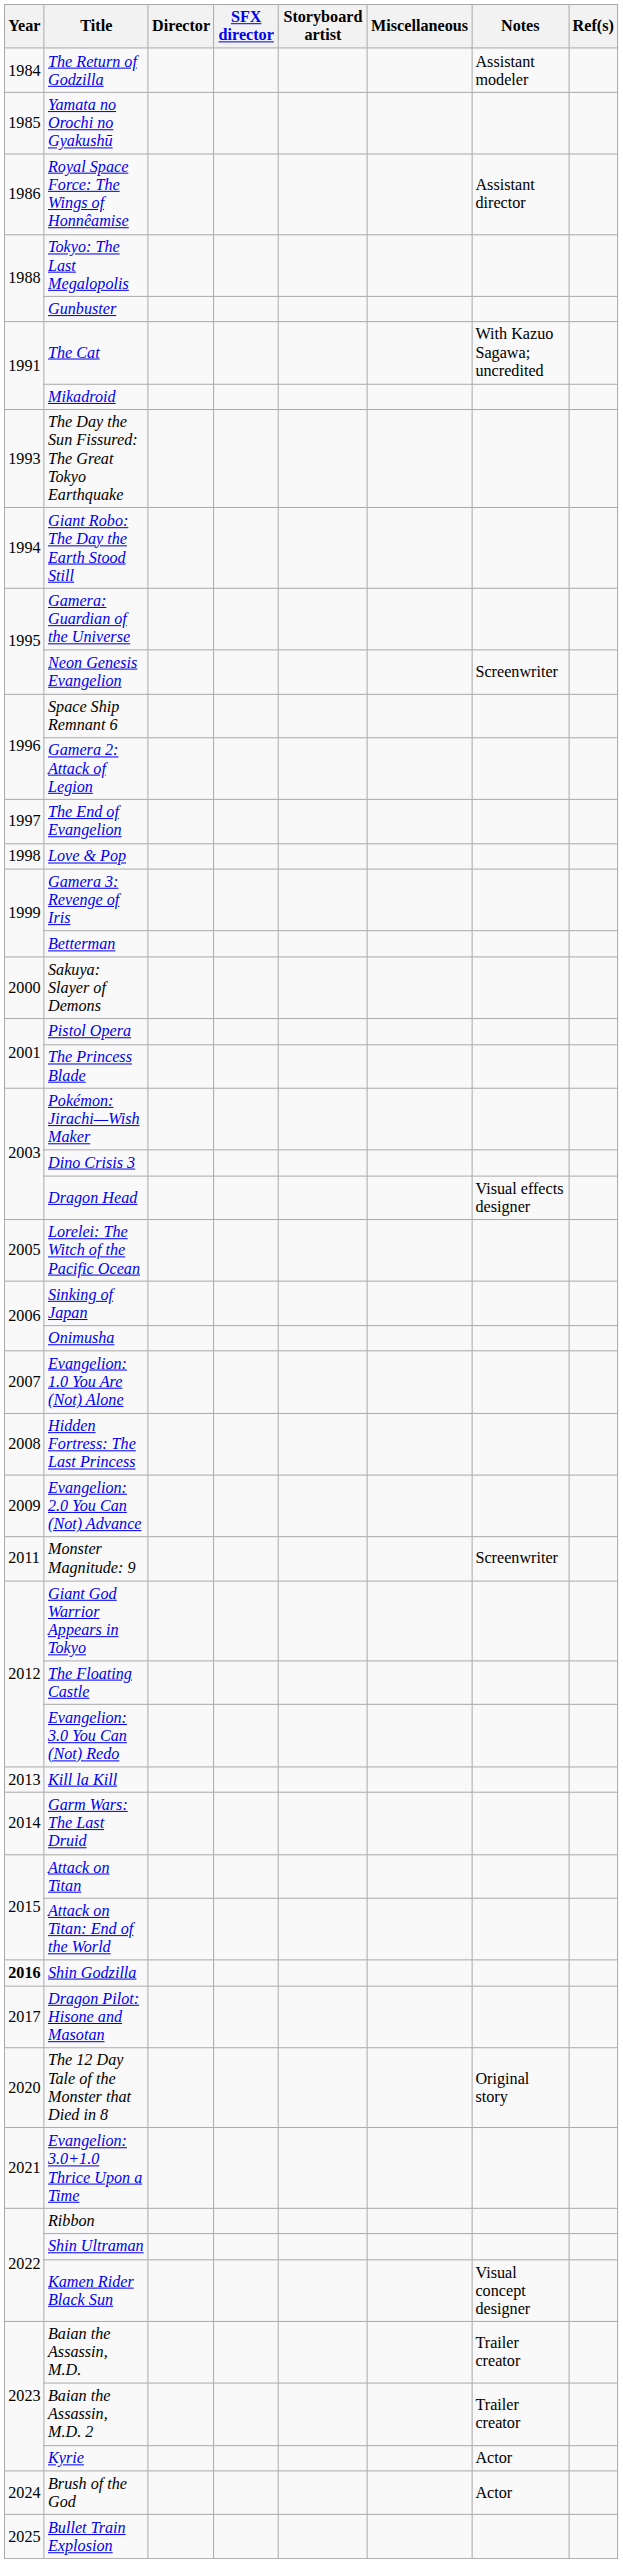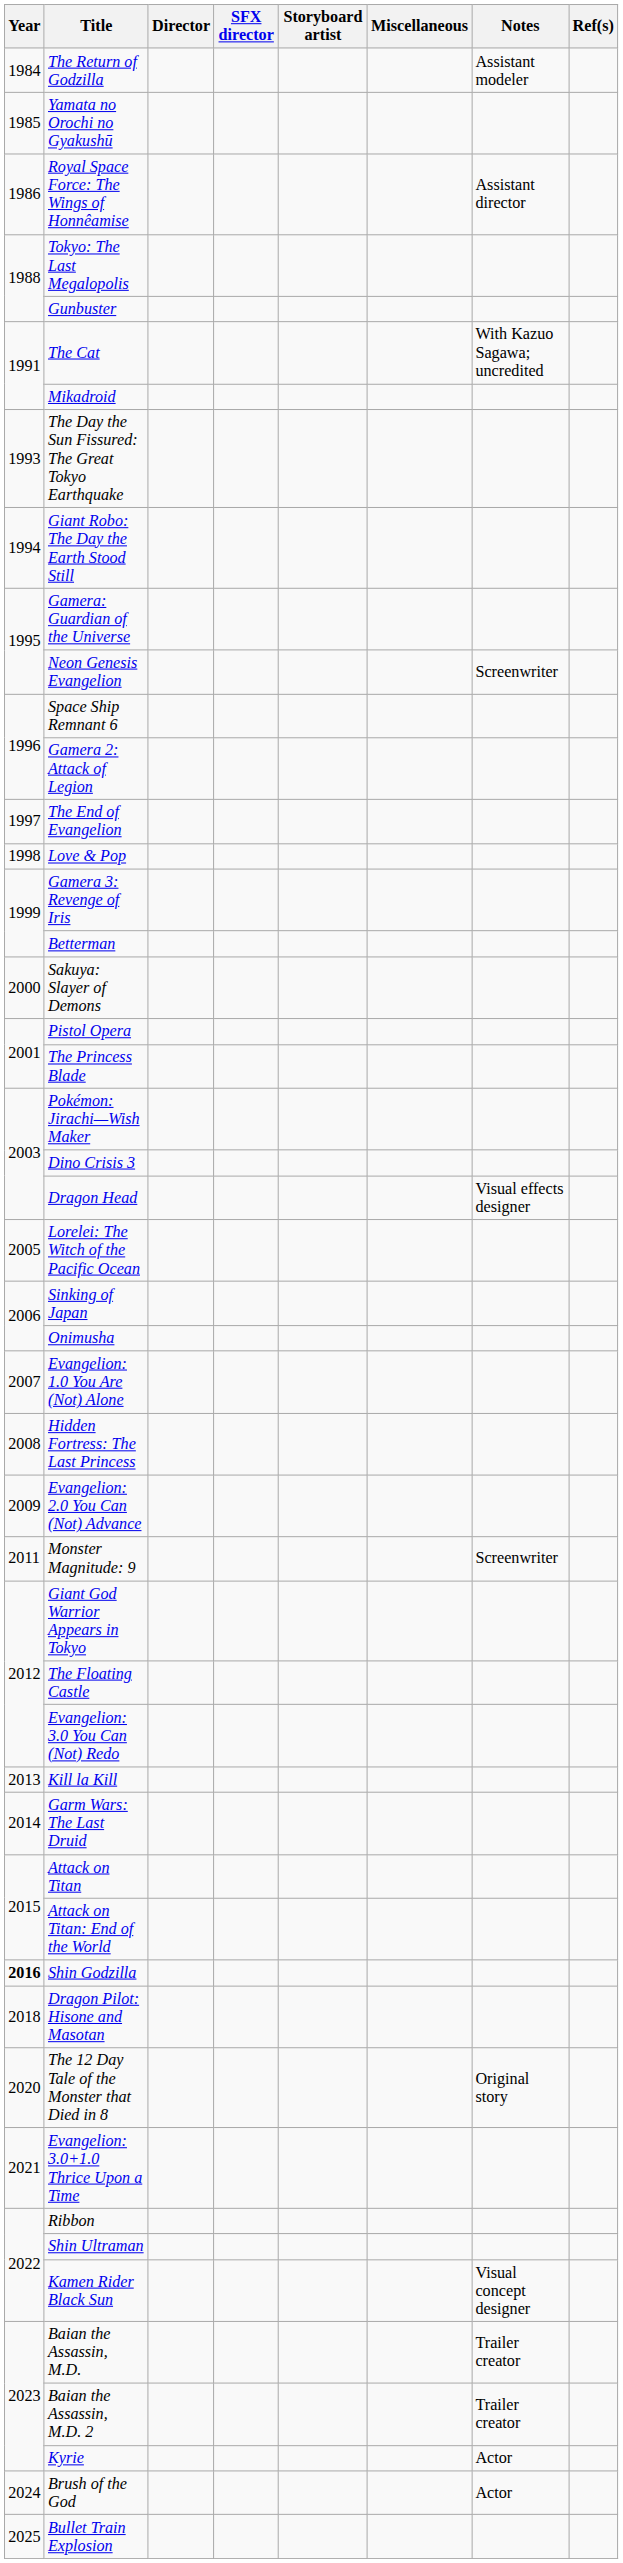(24, 2016) 2017 -> (24, 2016) 2018
